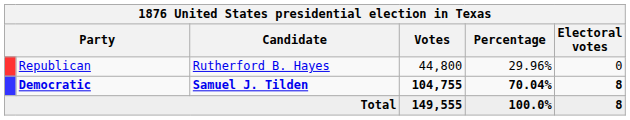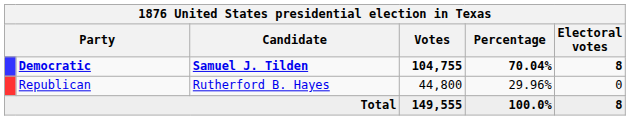rows swapped: (55, 86) <-> (55, 67)
